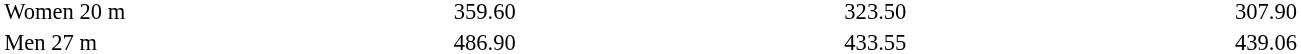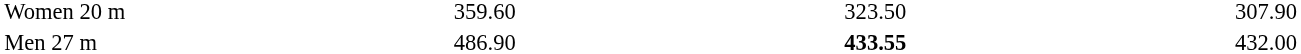(875, 42) normal -> (875, 42) bold
(1266, 42) 439.06 -> (1266, 42) 432.00
